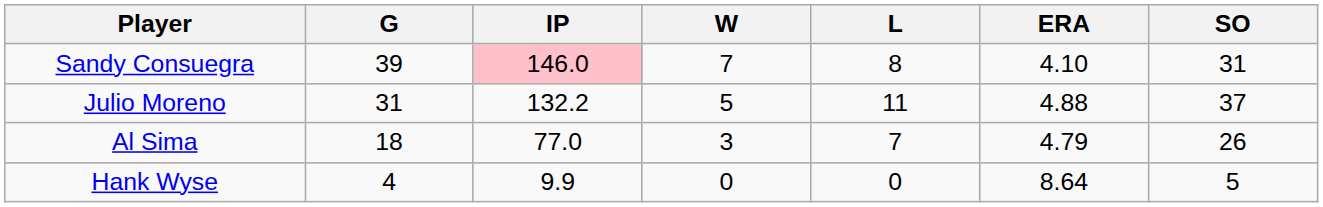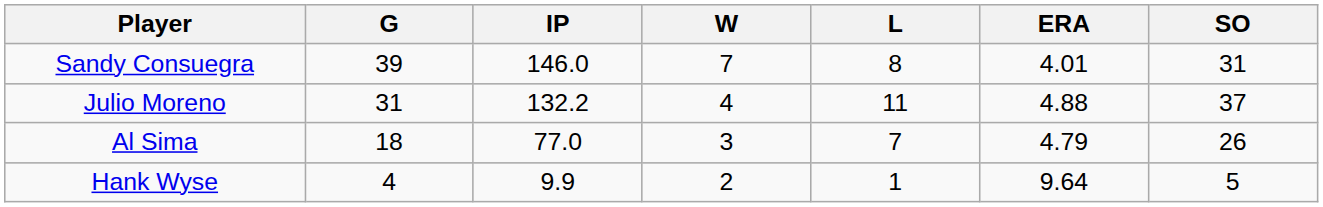(558, 63) pink background -> (558, 63) no background
(1064, 63) 4.10 -> (1064, 63) 4.01
(727, 102) 5 -> (727, 102) 4
(727, 181) 0 -> (727, 181) 2
(895, 181) 0 -> (895, 181) 1
(1064, 181) 8.64 -> (1064, 181) 9.64
